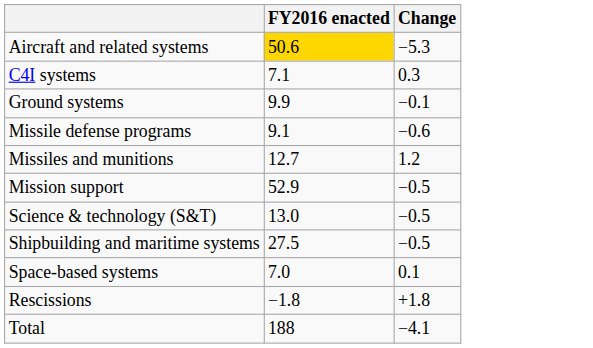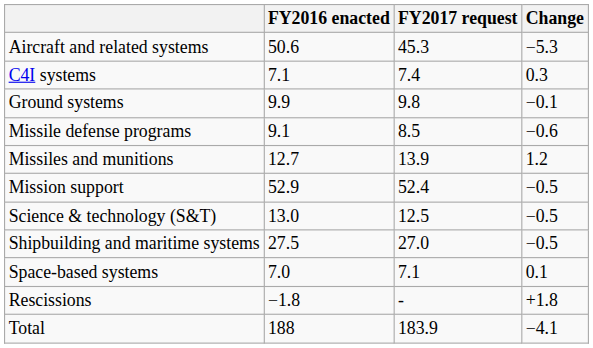+ column: (458, 18)
(283, 46) gold background -> (283, 46) no background
